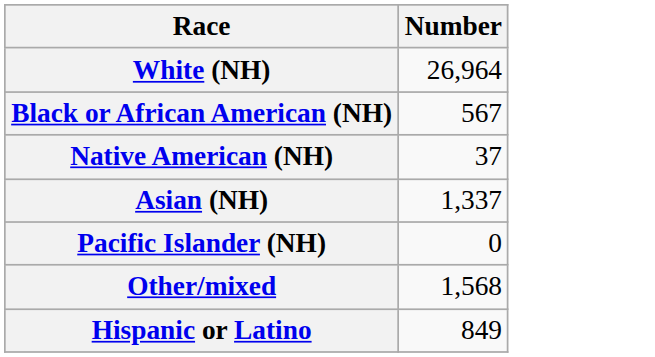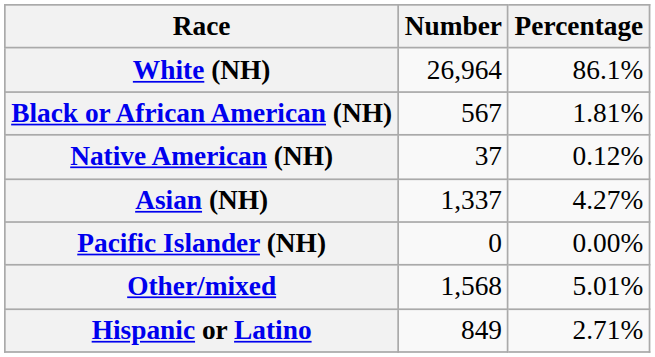+ column: (579, 26)
